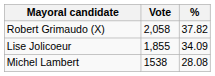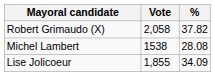rows swapped: (39, 46) <-> (43, 63)
